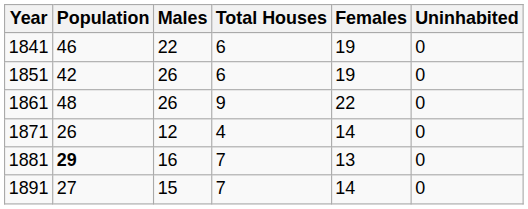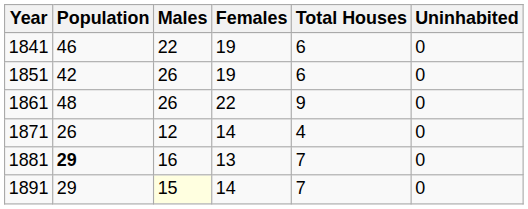columns swapped: (371, 18) <-> (271, 18)
(67, 189) 27 -> (67, 189) 29
(168, 189) no background -> (168, 189) lightyellow background
